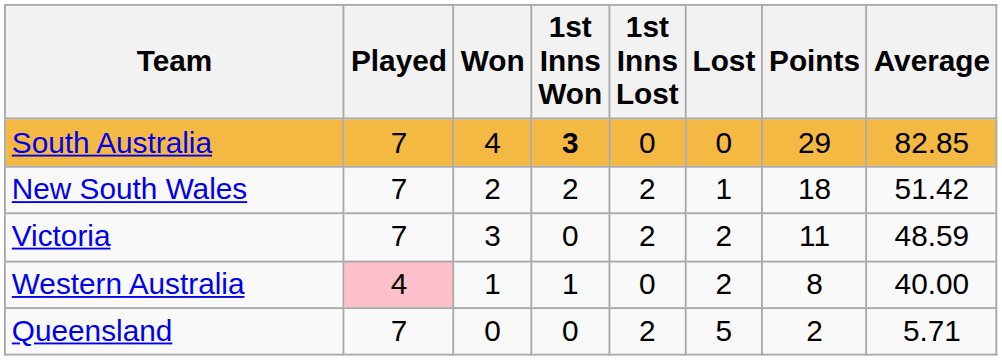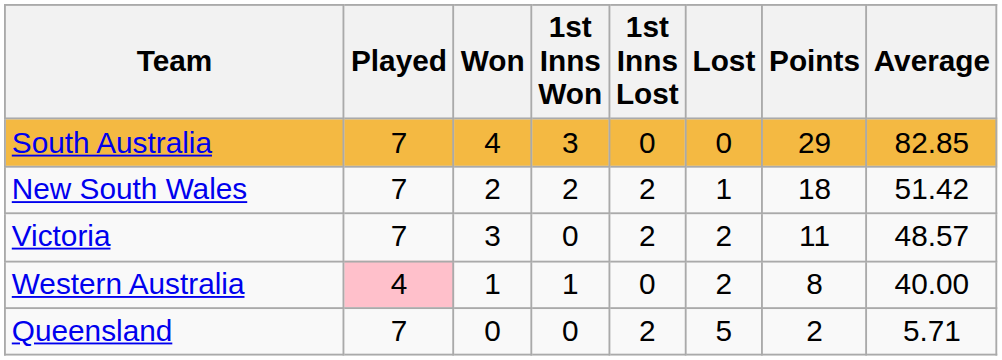(570, 142) bold -> (570, 142) normal
(932, 236) 48.59 -> (932, 236) 48.57
